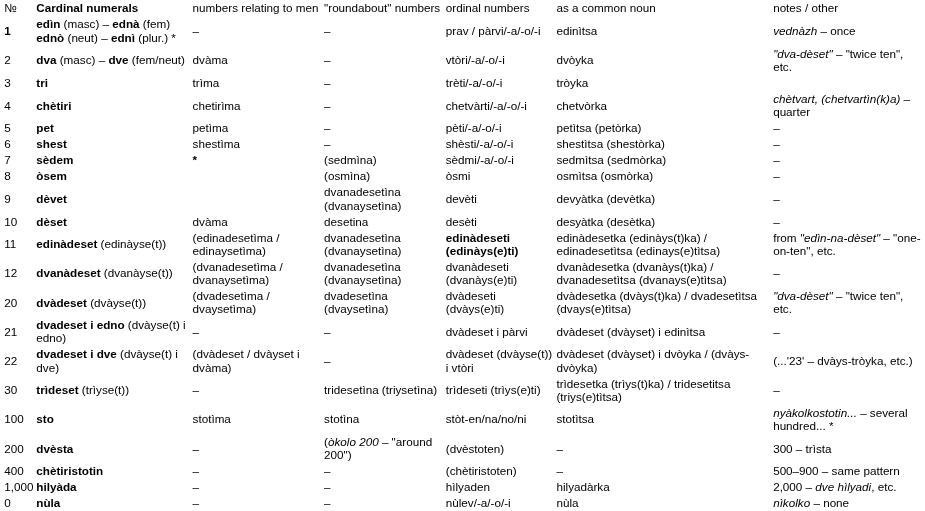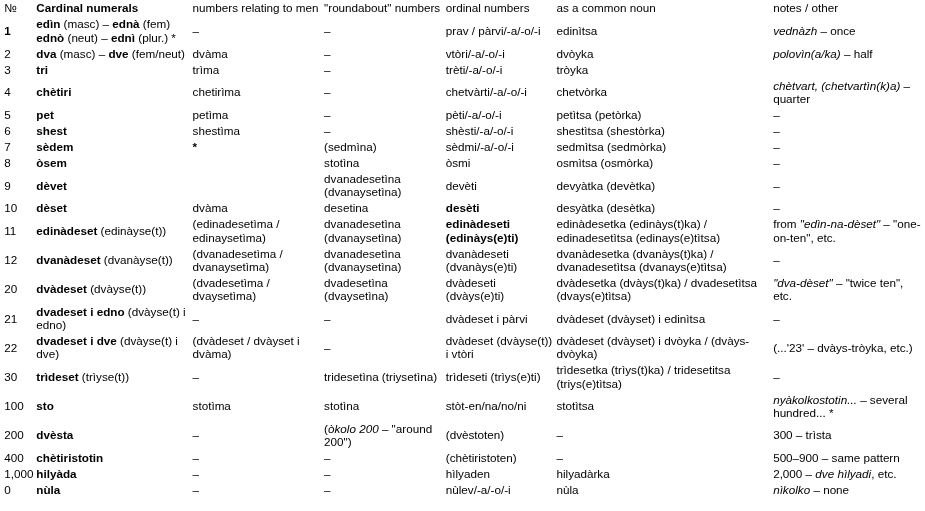(838, 60) "dva-dèset" – "twice ten", etc. -> (823, 54) polovìn(a/ka) – half
(347, 176) (osmìna) -> (342, 163) stotìna
(461, 222) normal -> (463, 208) bold
